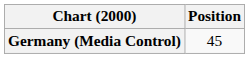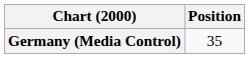(214, 41) 45 -> (214, 41) 35
